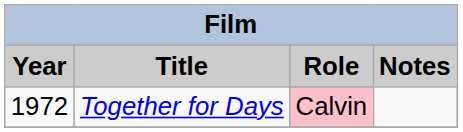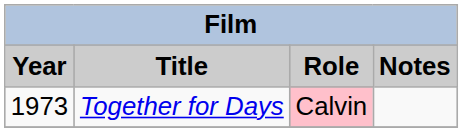(39, 106) 1972 -> (39, 106) 1973
